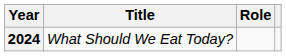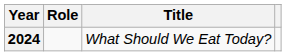columns swapped: (140, 16) <-> (256, 16)
